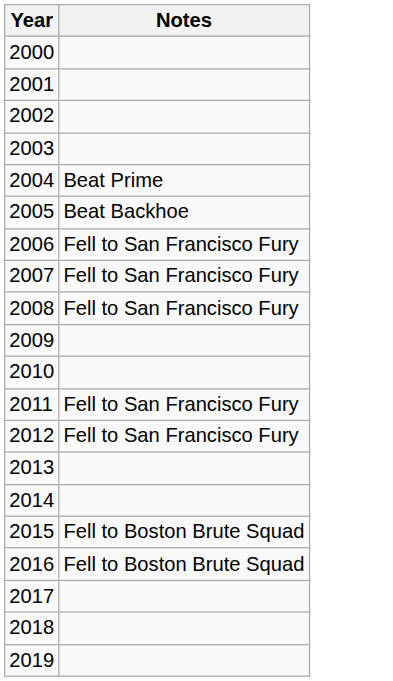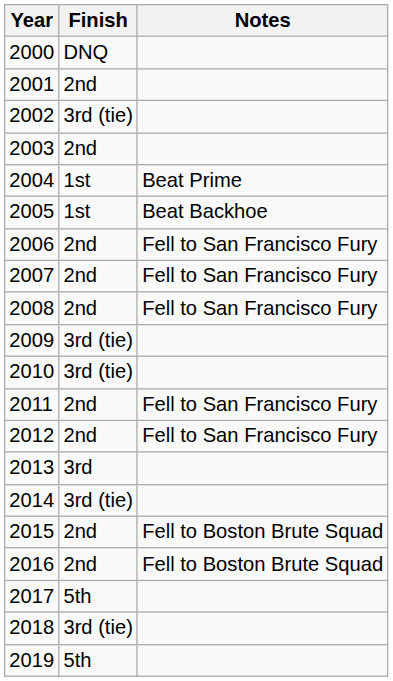+ column: (98, 20)
